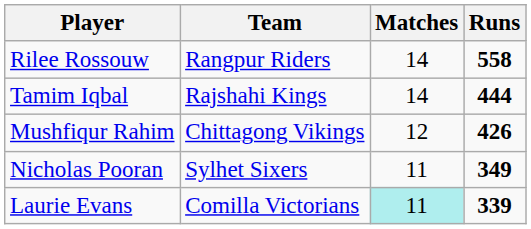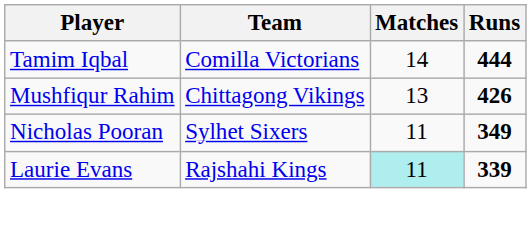- row: (79, 59)
(256, 95) Rajshahi Kings -> (272, 59) Comilla Victorians
(417, 132) 12 -> (417, 95) 13
(272, 205) Comilla Victorians -> (256, 168) Rajshahi Kings
